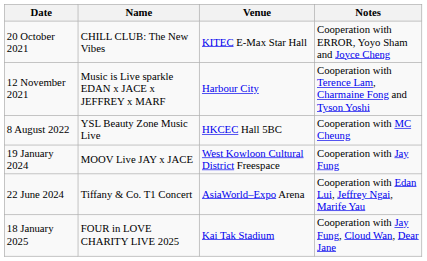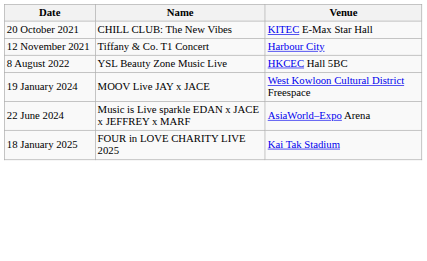- column: (368, 13)
(127, 89) Music is Live sparkle EDAN x JACE x JEFFREY x MARF -> (153, 47) Tiffany & Co. T1 Concert
(136, 194) Tiffany & Co. T1 Concert -> (178, 116) Music is Live sparkle EDAN x JACE x JEFFREY x MARF
